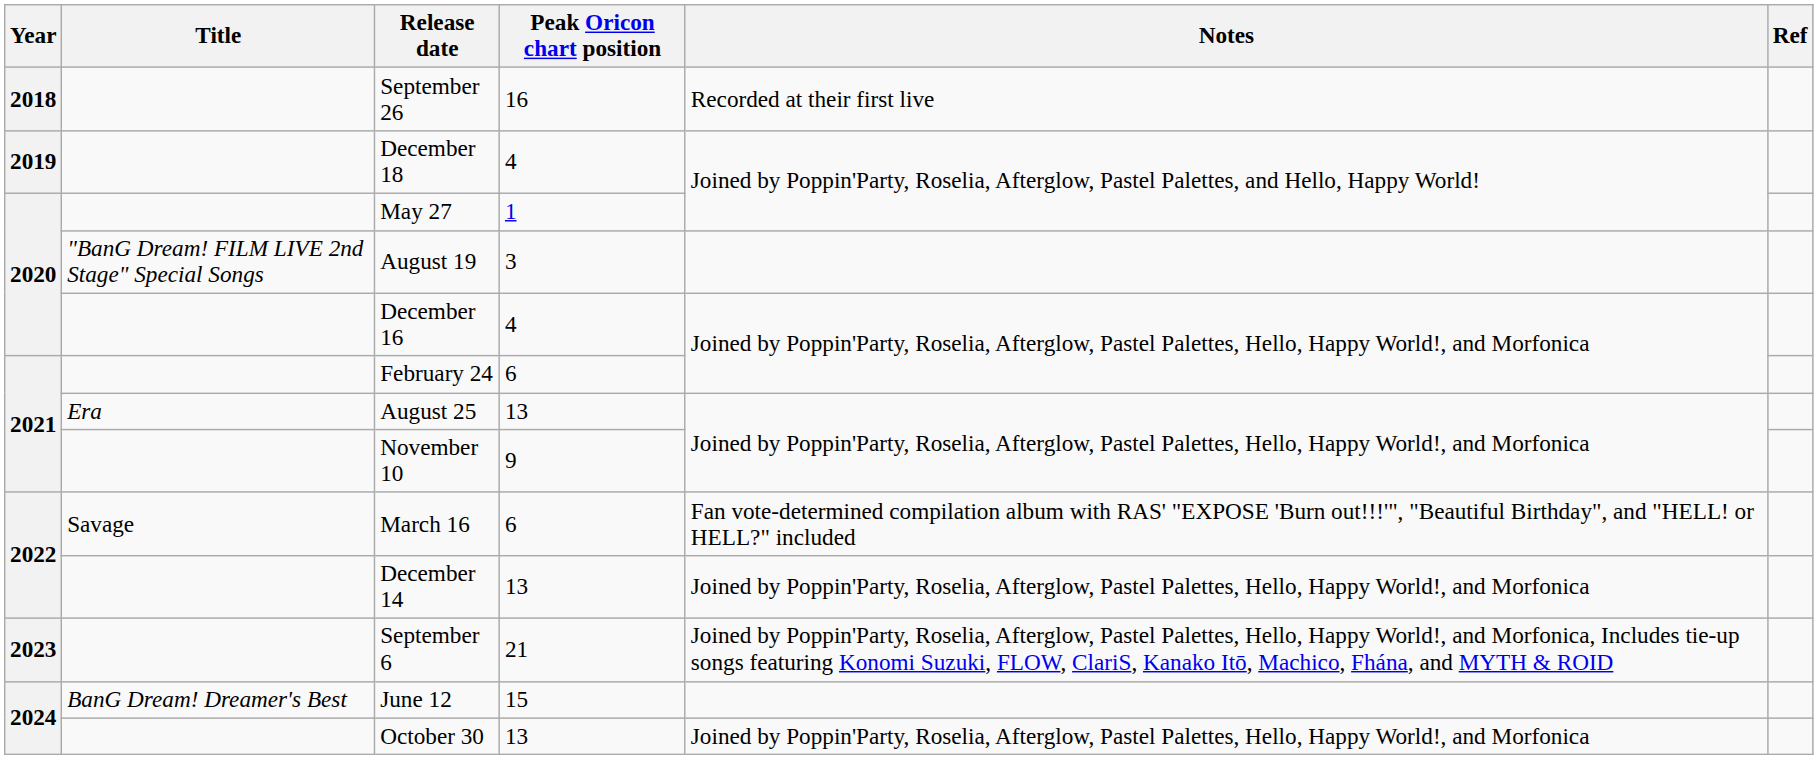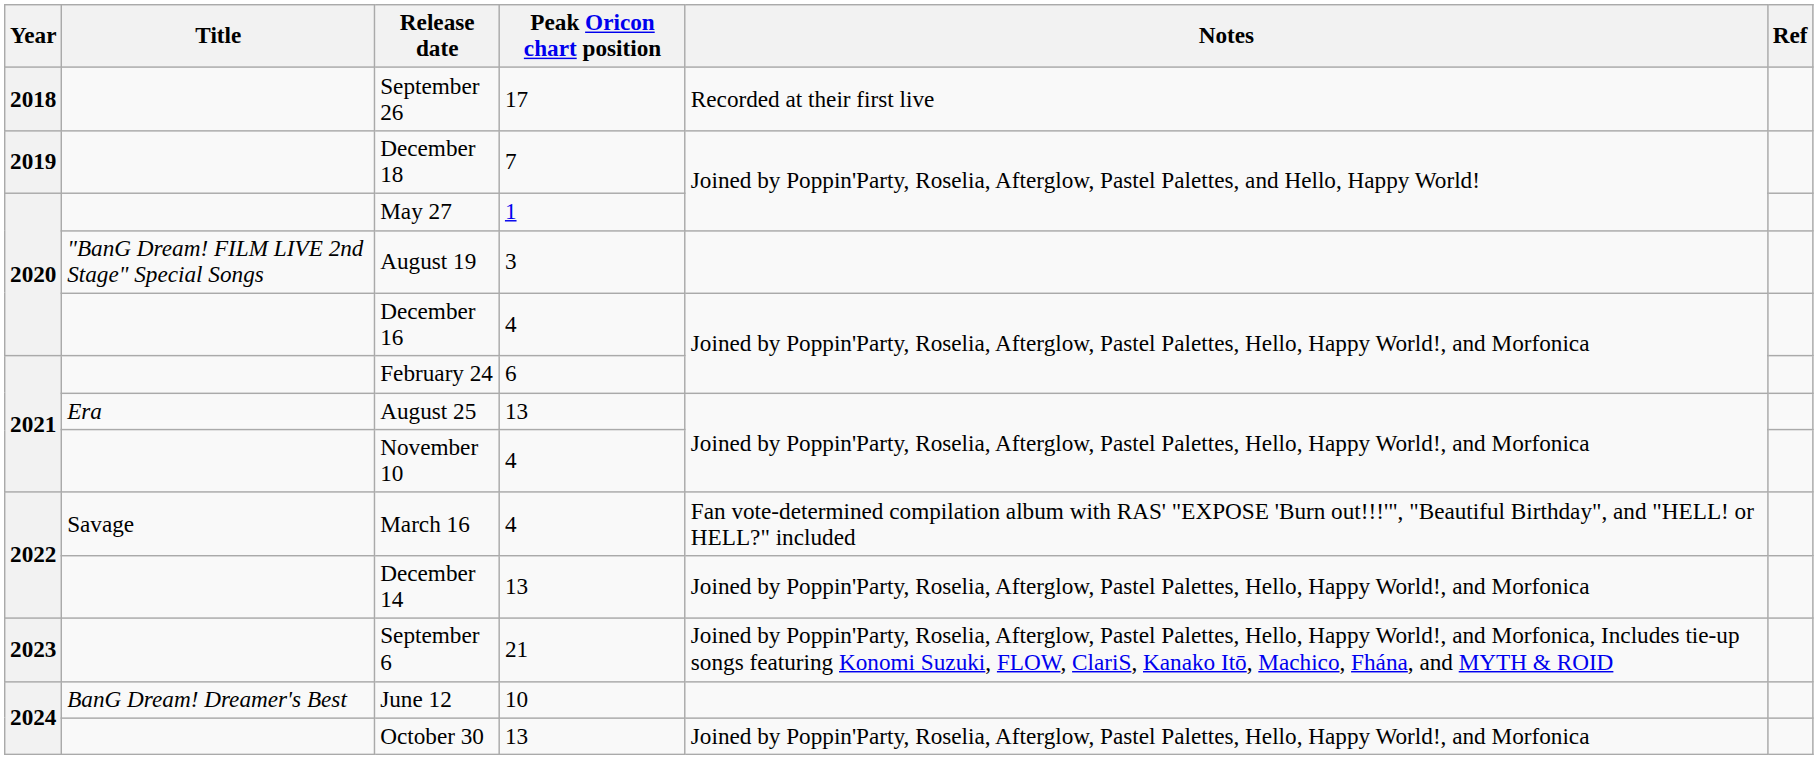(517, 98) 16 -> (517, 98) 17
(511, 161) 4 -> (511, 161) 7
(511, 460) 9 -> (511, 460) 4
(511, 523) 6 -> (511, 523) 4
(517, 699) 15 -> (517, 699) 10
